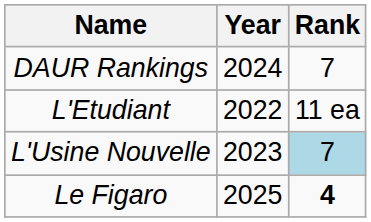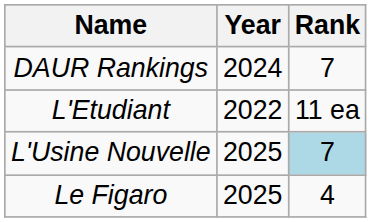(253, 152) 2023 -> (253, 152) 2025
(327, 195) bold -> (327, 195) normal
